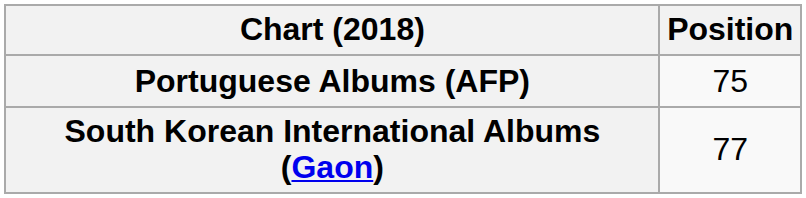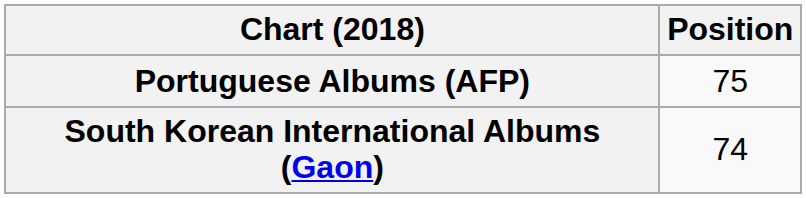(730, 149) 77 -> (730, 149) 74
